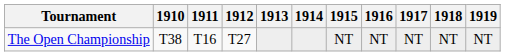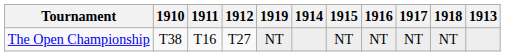columns swapped: (274, 16) <-> (483, 16)
